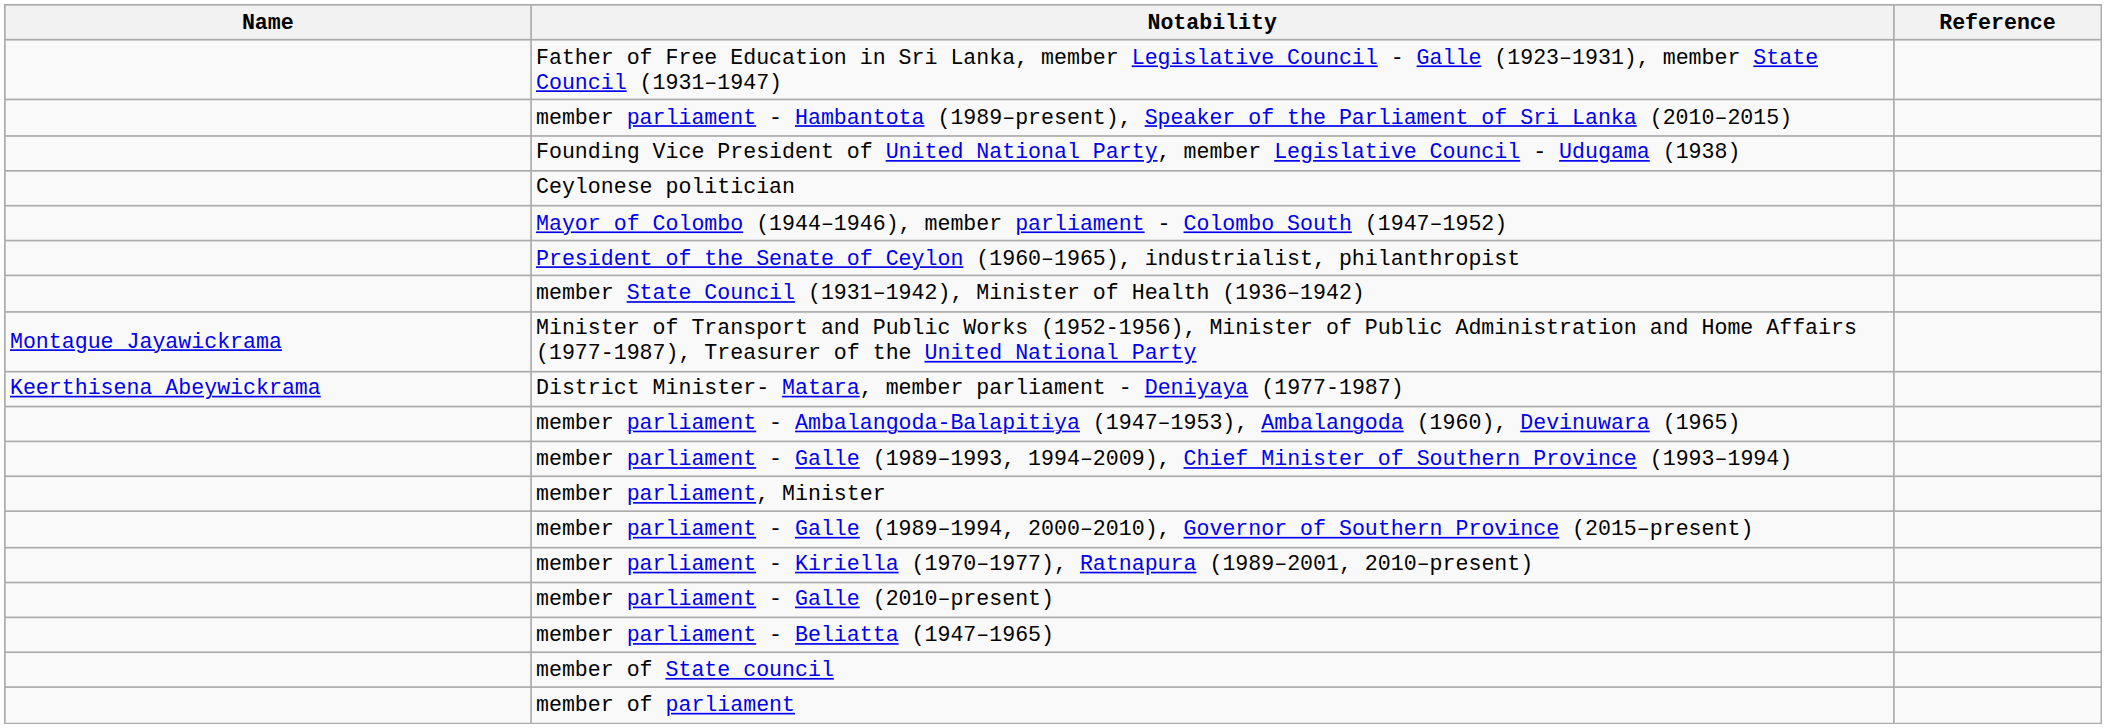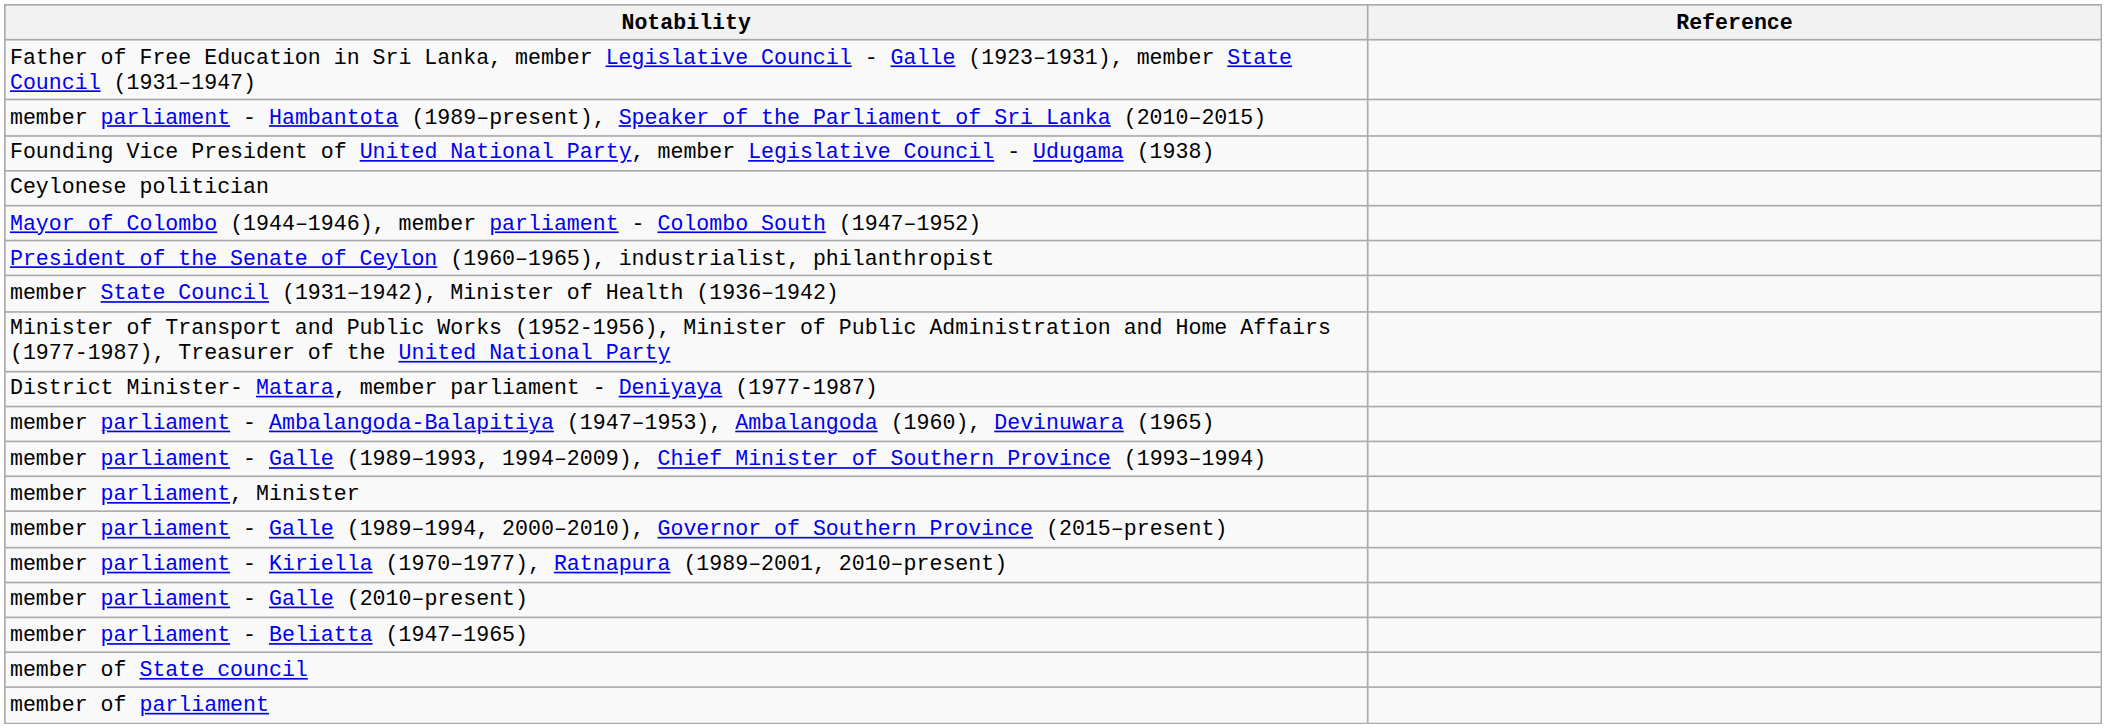- column: (268, 22)
